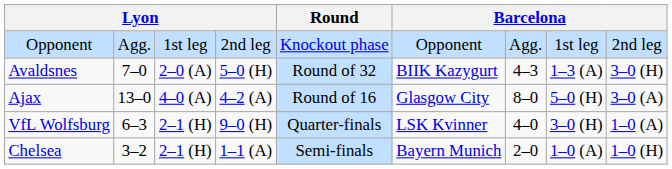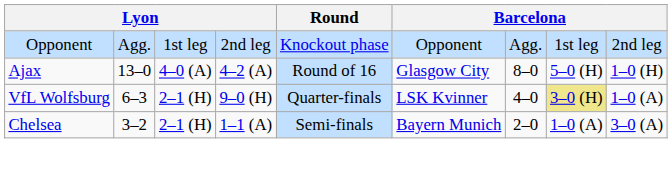- row: (43, 71)
(637, 97) 3–0 (A) -> (637, 71) 1–0 (H)
(576, 124) no background -> (576, 97) khaki background
(637, 151) 1–0 (H) -> (637, 124) 3–0 (A)
